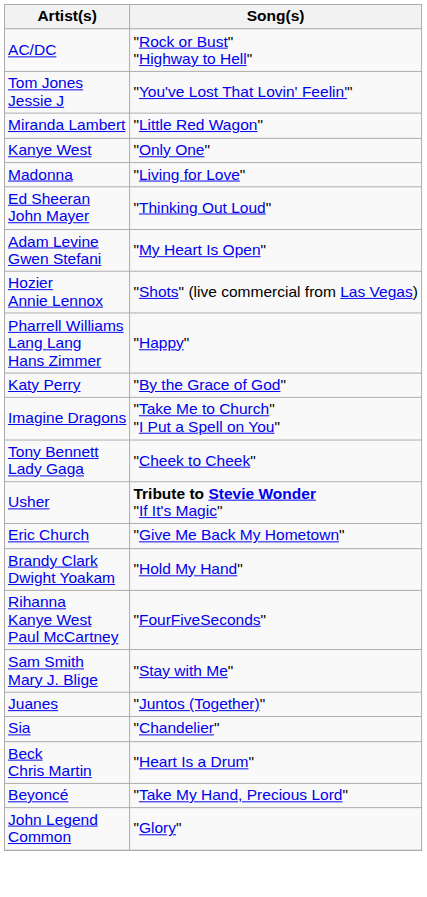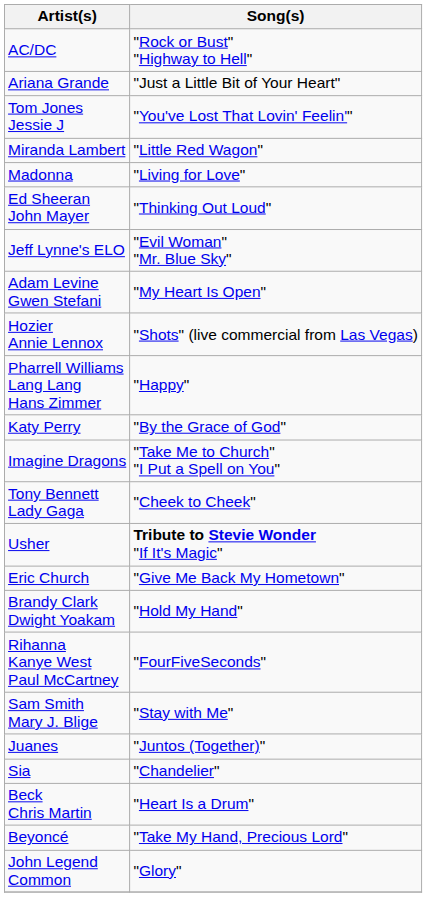+ row: (59, 83)
- row: (50, 150)
+ row: (66, 250)
